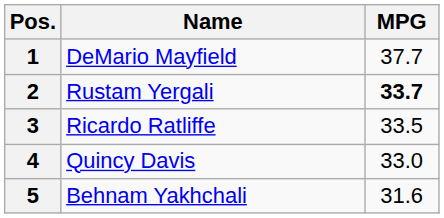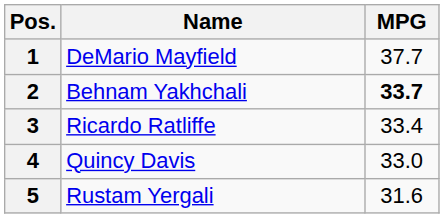(140, 91) Rustam Yergali -> (157, 91) Behnam Yakhchali
(402, 126) 33.5 -> (402, 126) 33.4
(157, 195) Behnam Yakhchali -> (140, 195) Rustam Yergali
